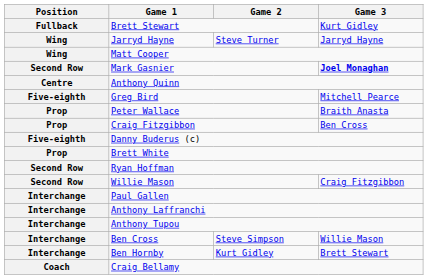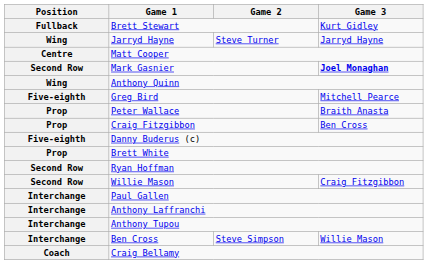(57, 54) Wing -> (57, 54) Centre
(57, 82) Centre -> (57, 82) Wing
- row: (137, 253)
